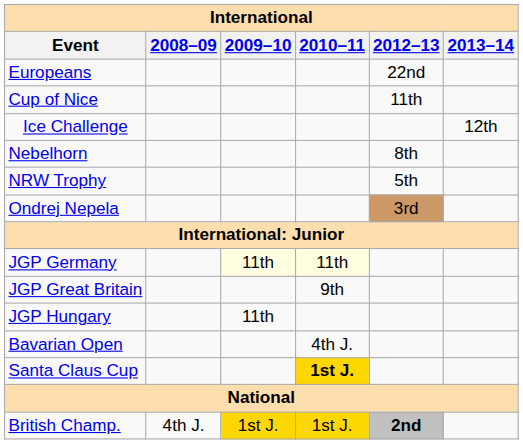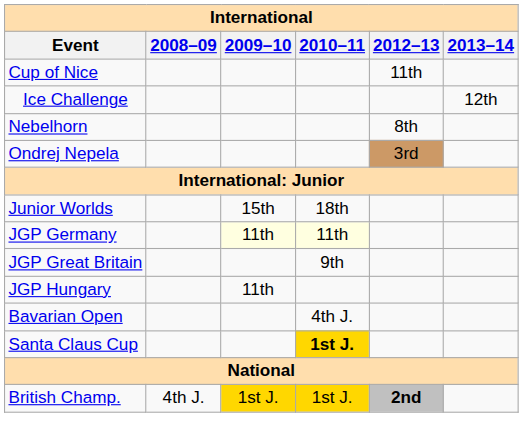- row: (50, 72)
- row: (57, 180)
+ row: (61, 208)
